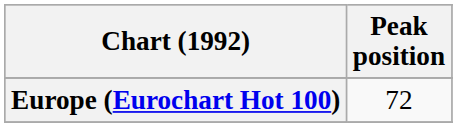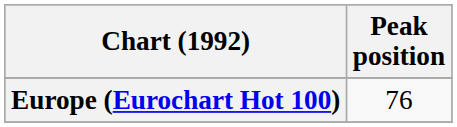(399, 99) 72 -> (399, 99) 76
